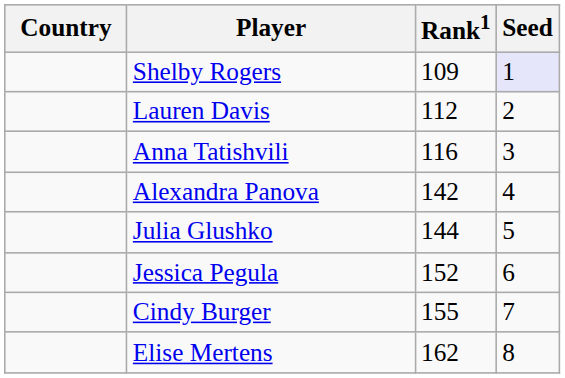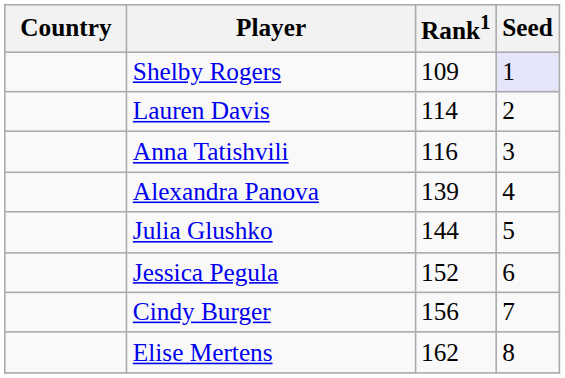(440, 111) 112 -> (440, 111) 114
(440, 191) 142 -> (440, 191) 139
(440, 312) 155 -> (440, 312) 156
